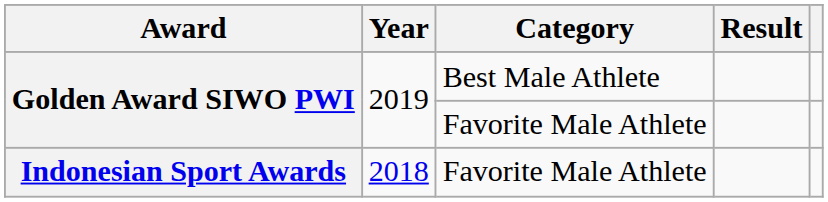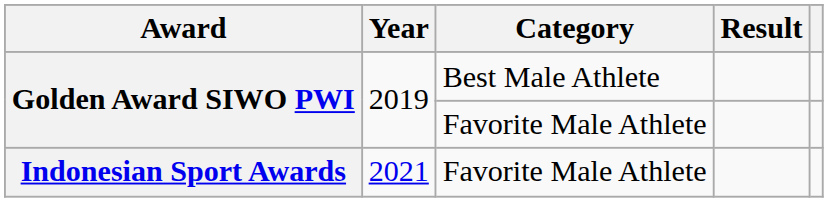(399, 171) 2018 -> (399, 171) 2021
